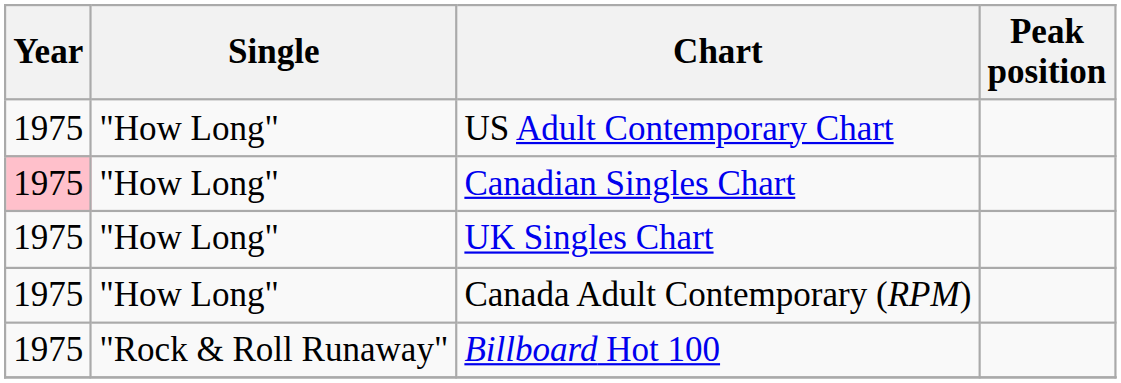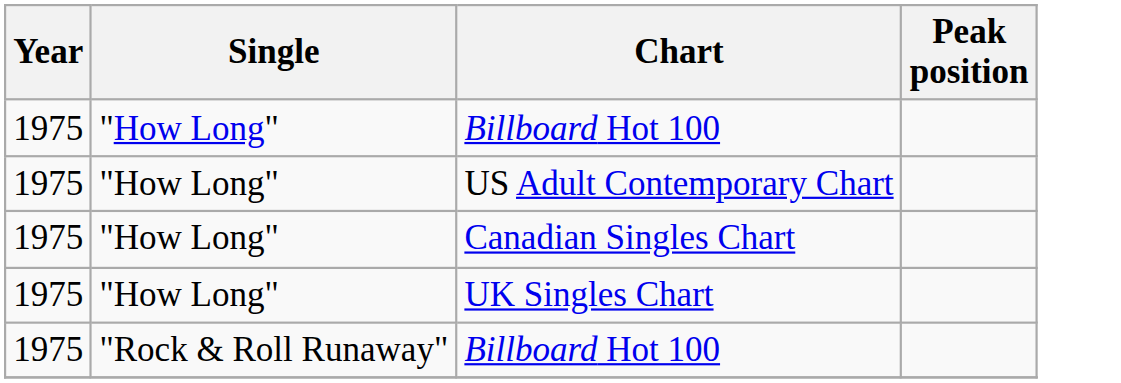+ row: (189, 127)
(48, 182) pink background -> (48, 238) no background
- row: (189, 293)
